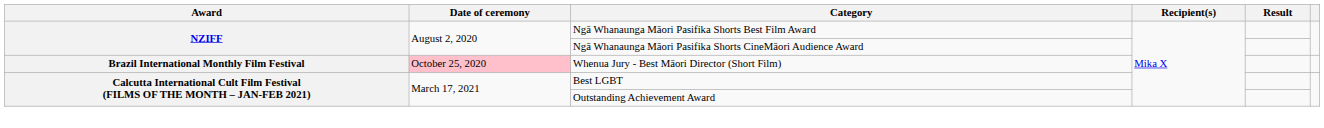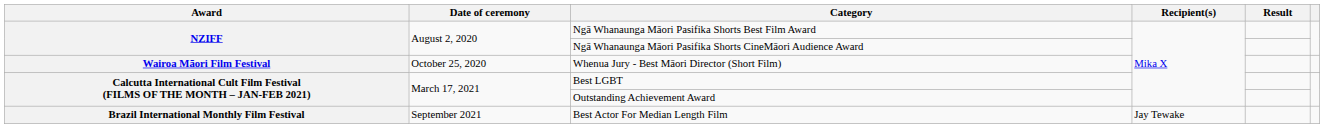(207, 64) Brazil International Monthly Film Festival -> (207, 64) Wairoa Māori Film Festival
(449, 64) pink background -> (449, 64) no background
+ row: (650, 115)
